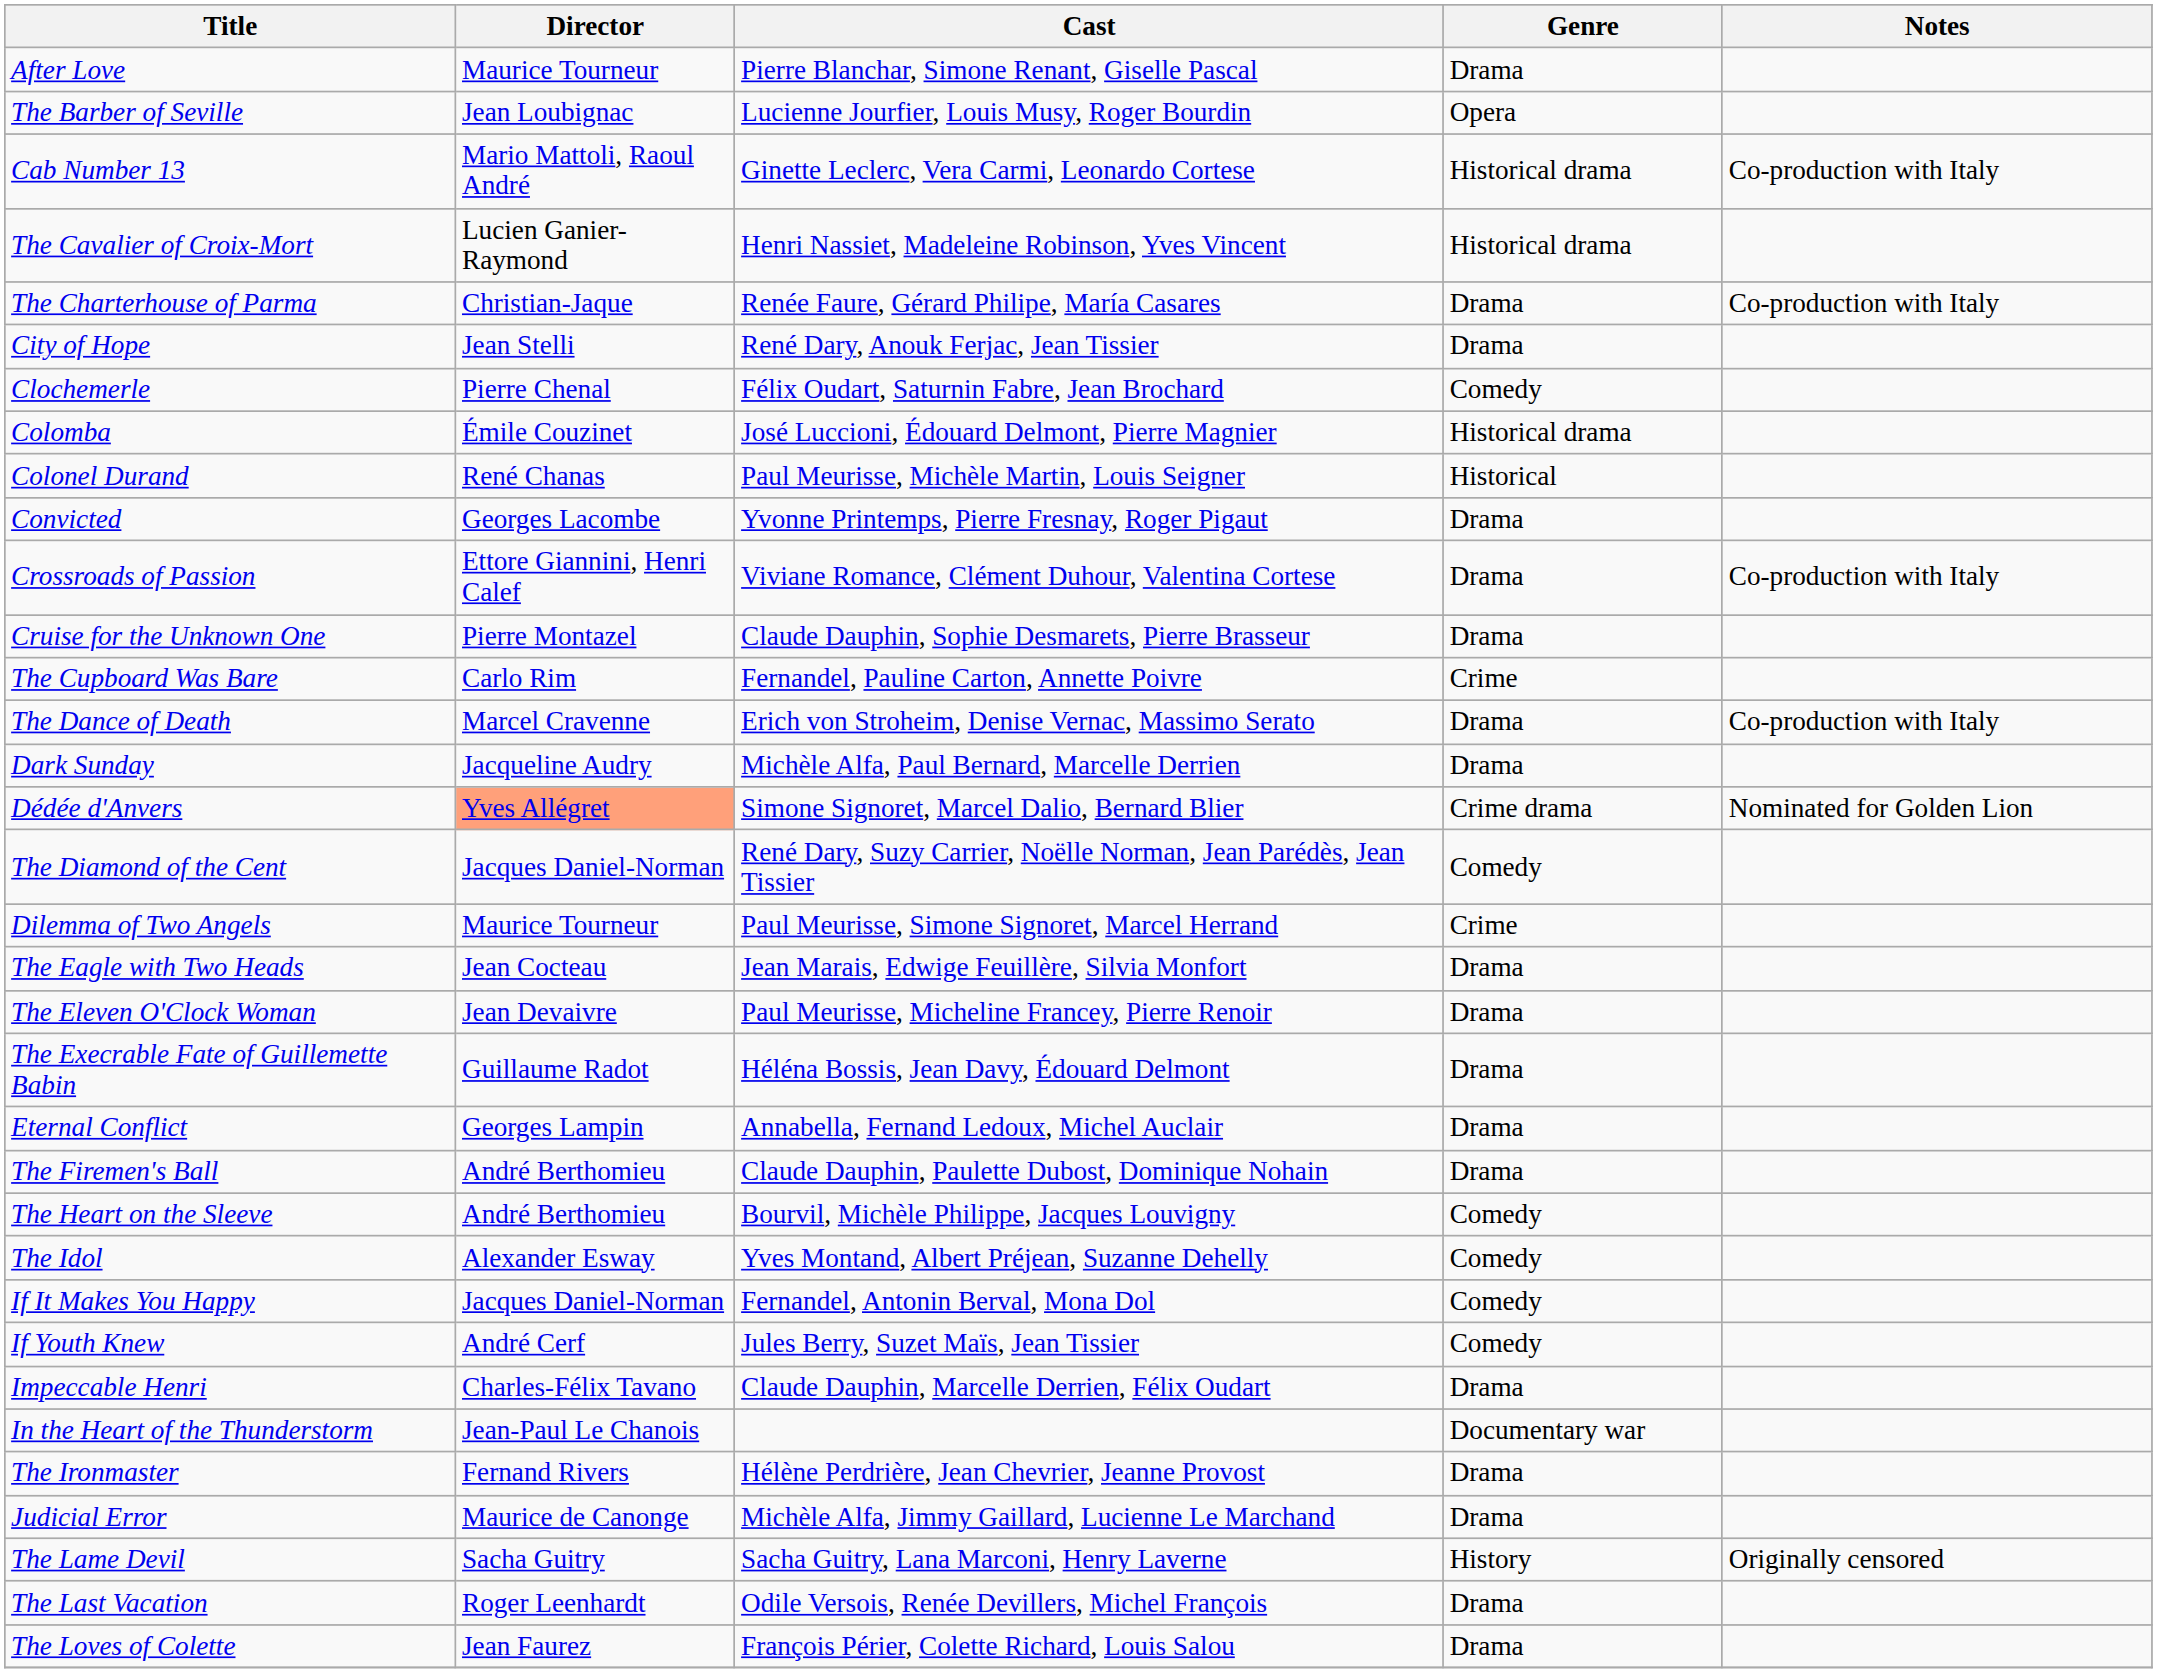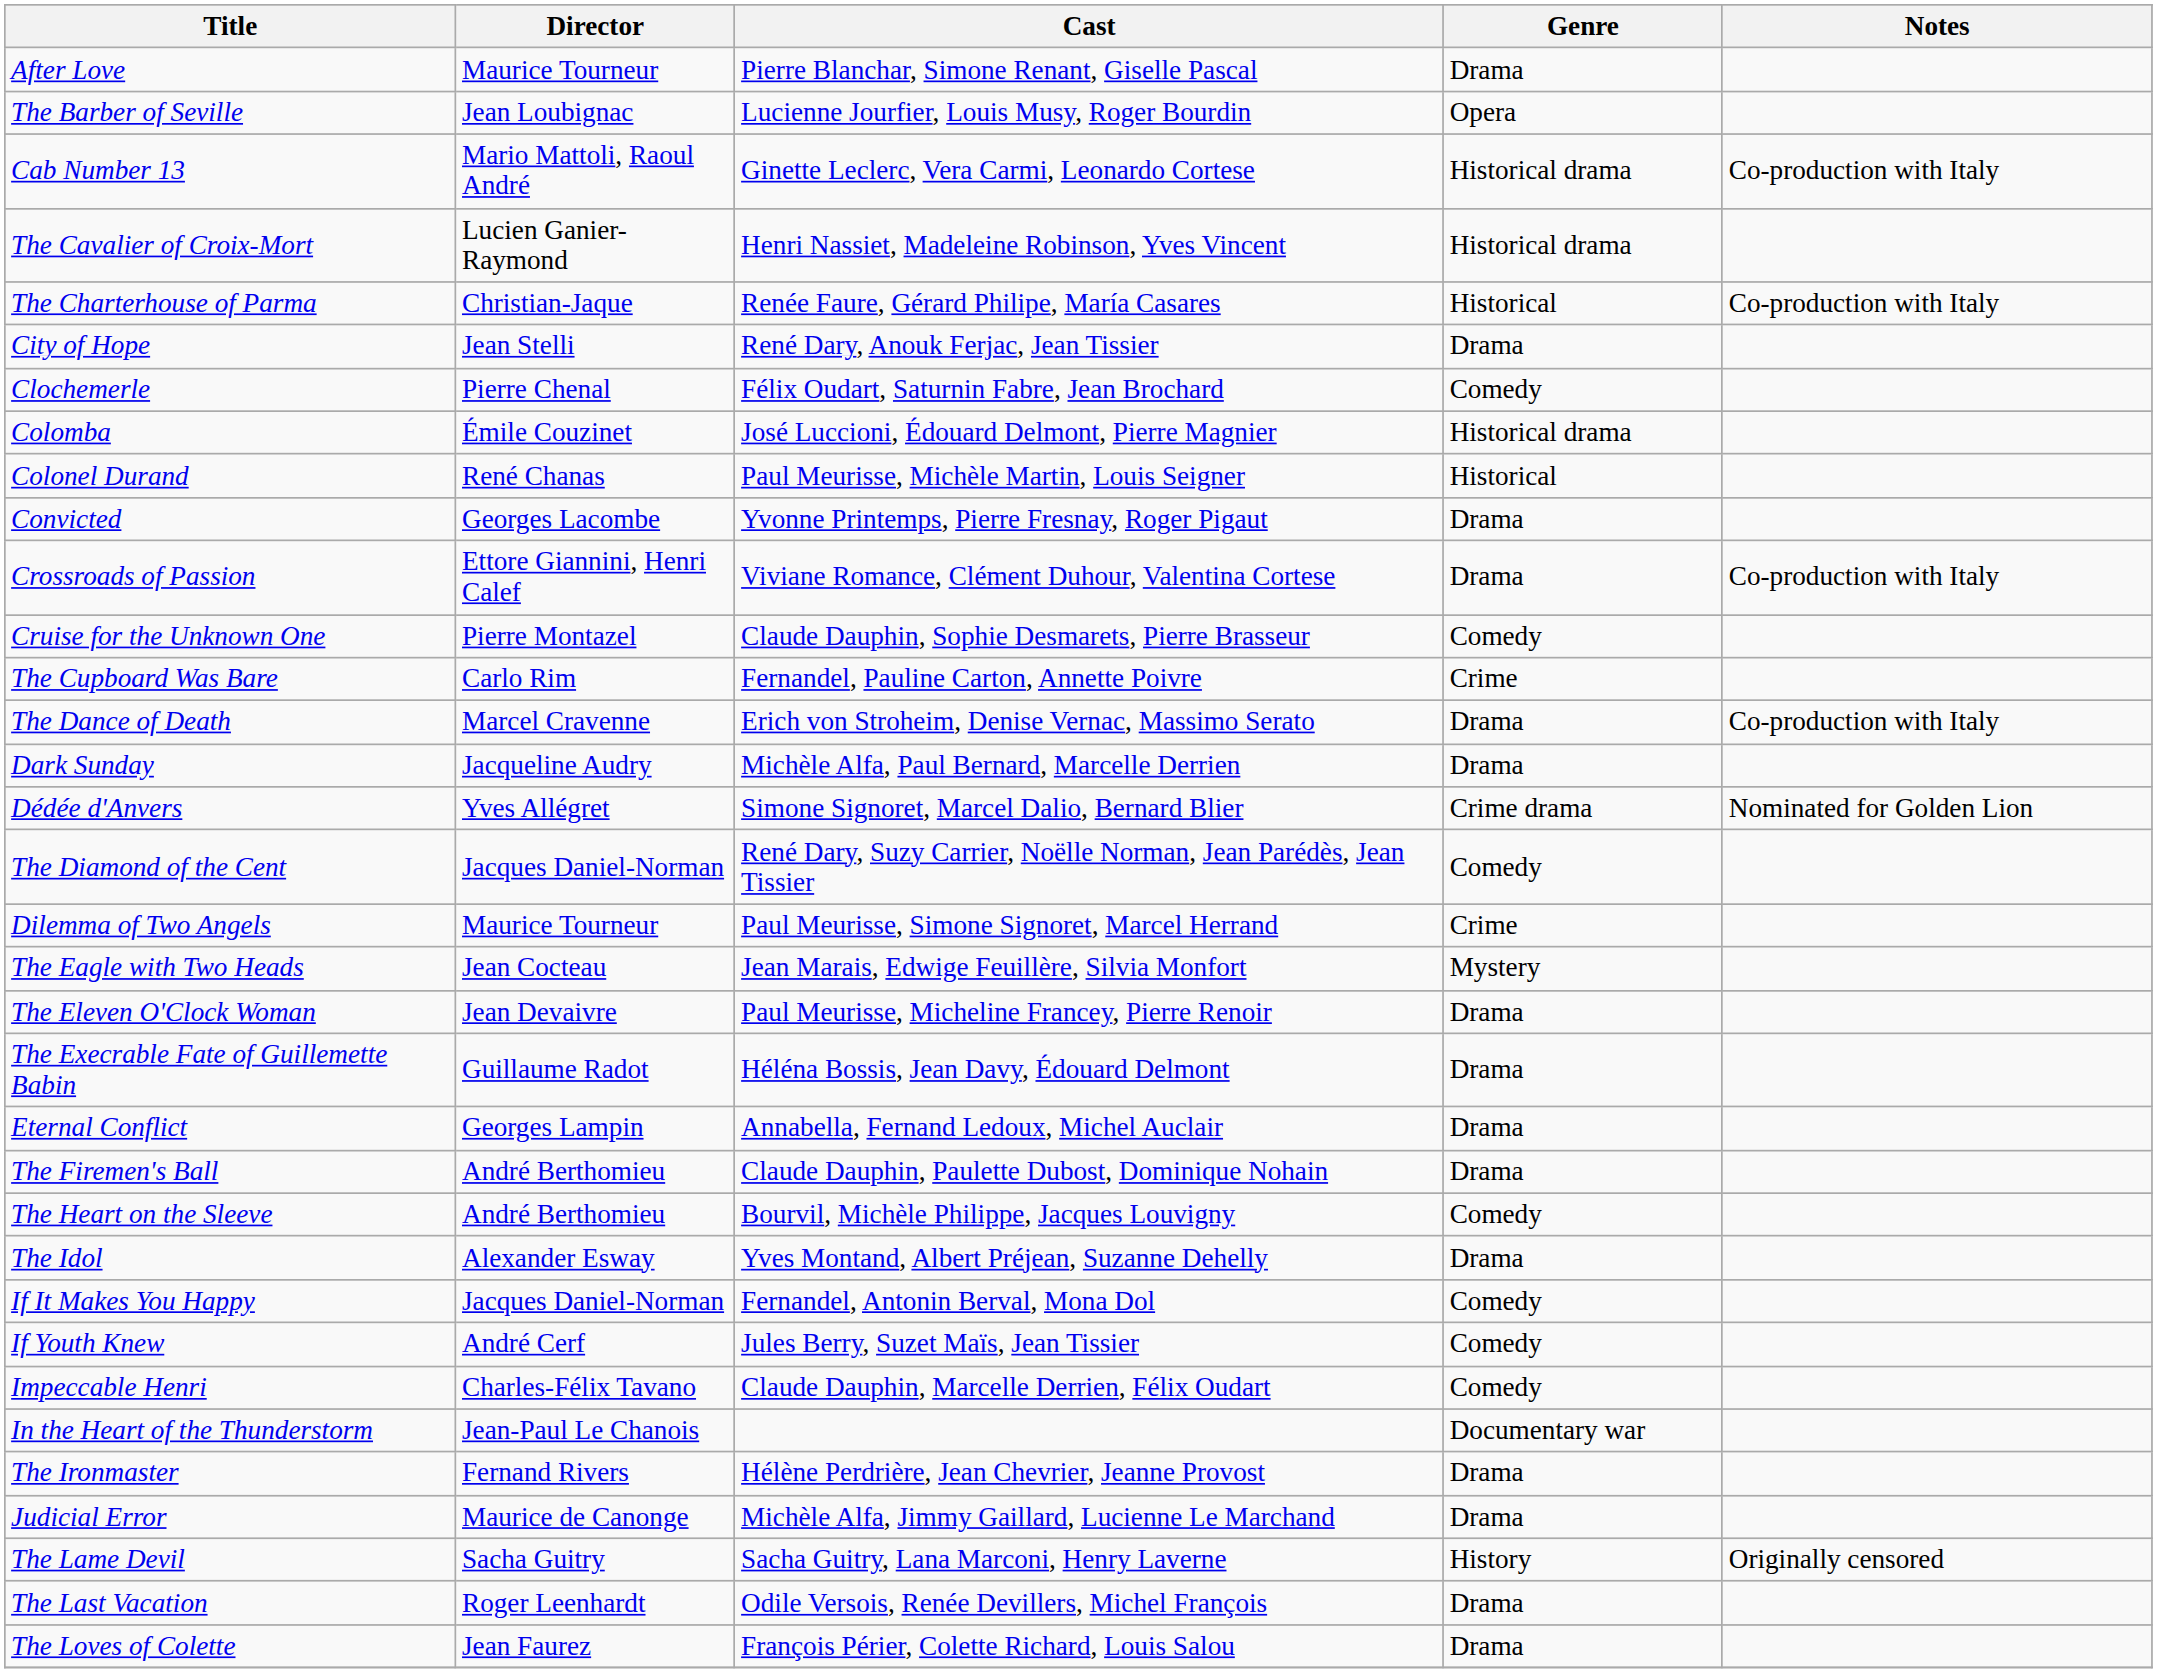(1487, 302) Drama -> (1503, 302) Historical
(1487, 635) Drama -> (1496, 635) Comedy
(536, 808) lightsalmon background -> (536, 808) no background
(1487, 968) Drama -> (1495, 968) Mystery
(1496, 1257) Comedy -> (1487, 1257) Drama
(1487, 1386) Drama -> (1496, 1386) Comedy
